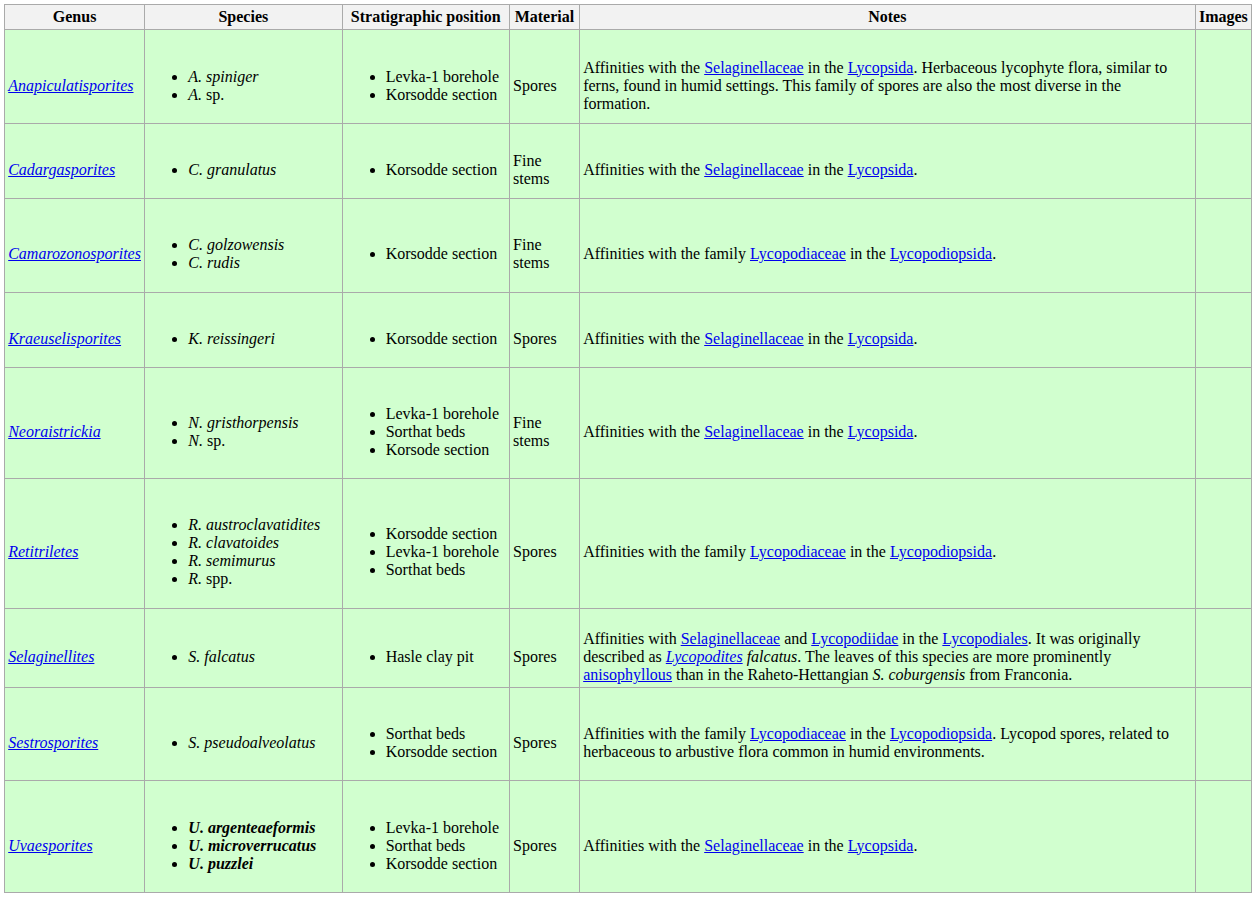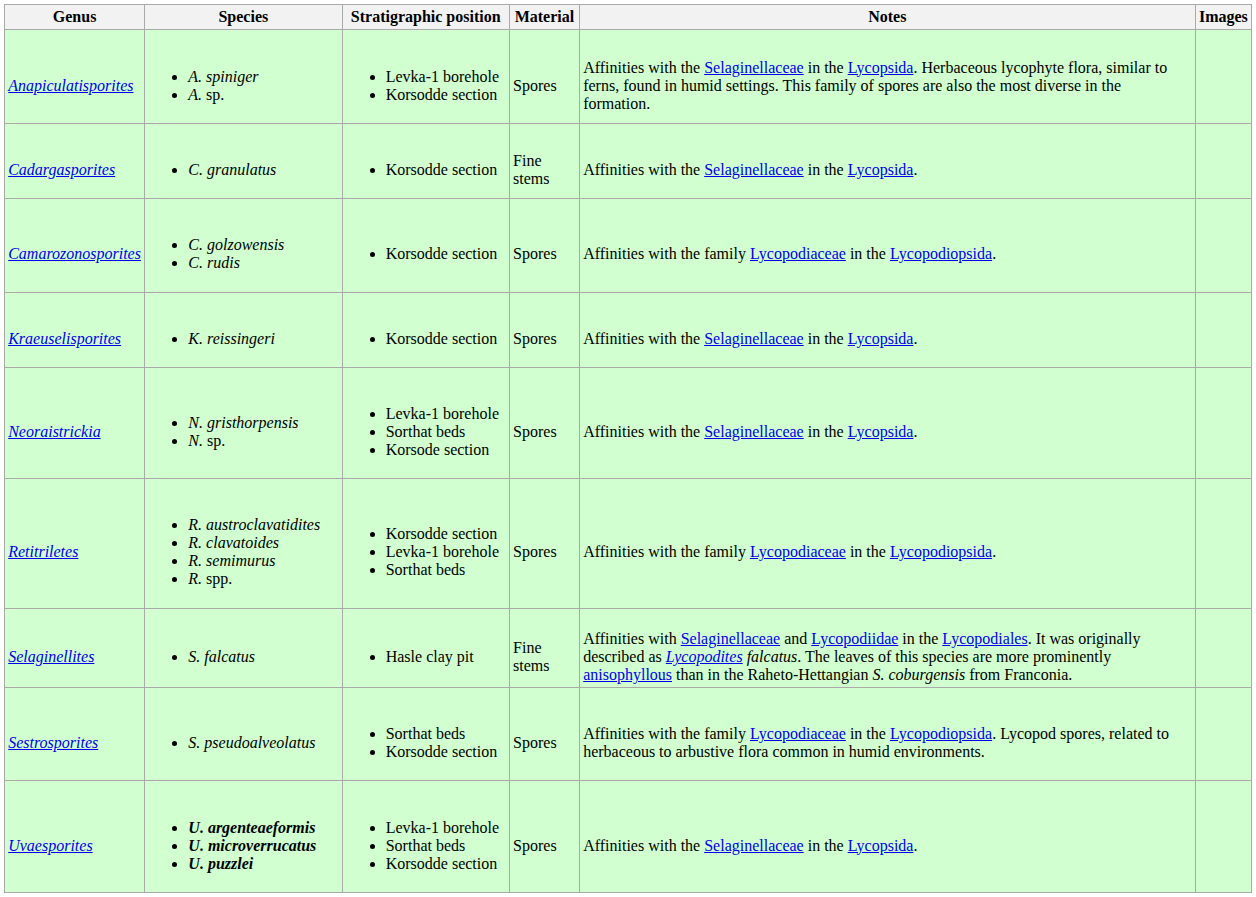(531, 254) Fine stems -> (535, 254) Spores
(531, 432) Fine stems -> (535, 432) Spores
(535, 656) Spores -> (531, 656) Fine stems
